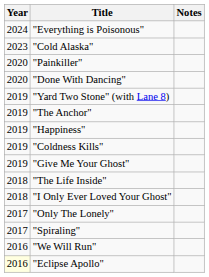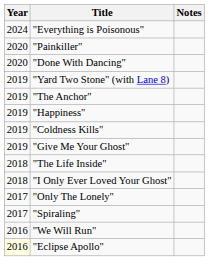- row: (63, 46)
